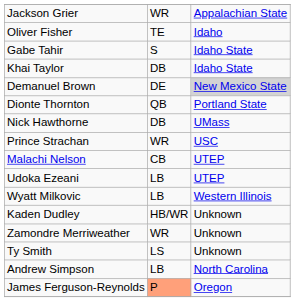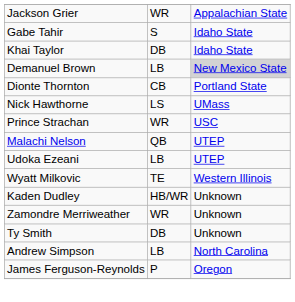- row: (40, 31)
(158, 86) DE -> (157, 68) LB
(158, 104) QB -> (158, 86) CB
(158, 123) DB -> (157, 104) LS
(158, 159) CB -> (158, 141) QB
(157, 196) LB -> (157, 178) TE
(157, 251) LS -> (158, 232) DB
(154, 287) lightsalmon background -> (154, 269) no background
